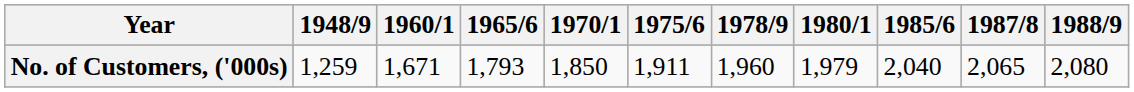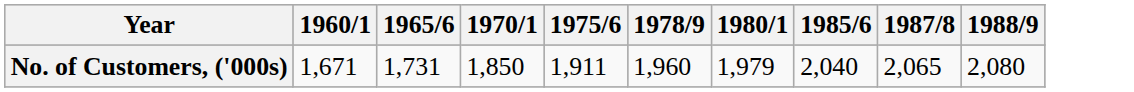- column: (335, 24)
(495, 65) 1,793 -> (412, 65) 1,731
